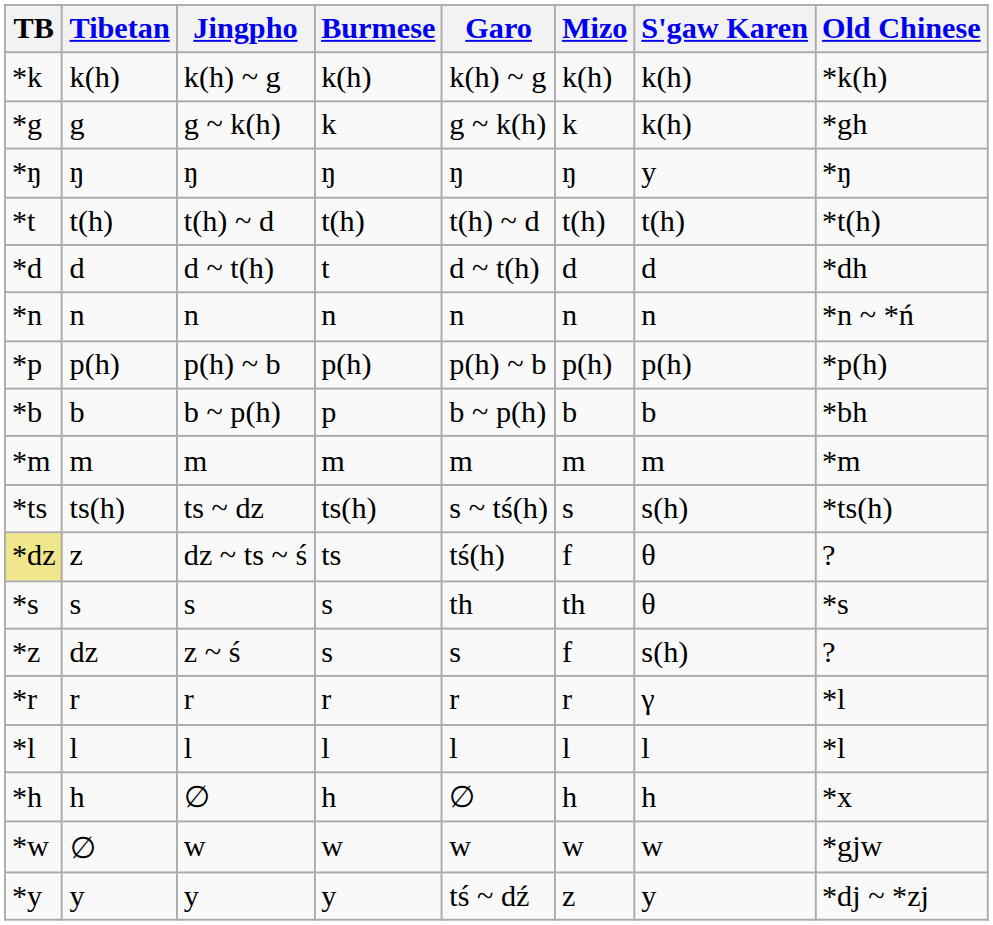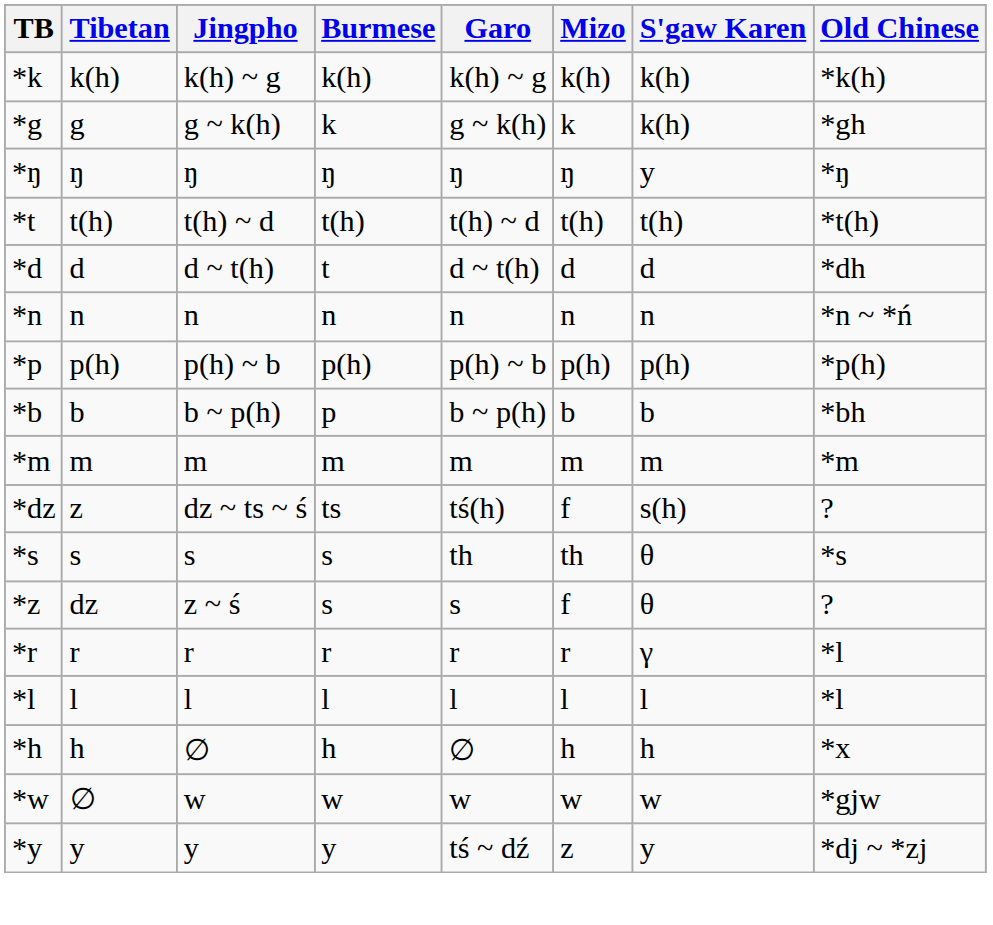- row: (224, 508)
(34, 556) khaki background -> (34, 508) no background
(649, 556) θ -> (663, 508) s(h)
(665, 651) s(h) -> (647, 603) θ
